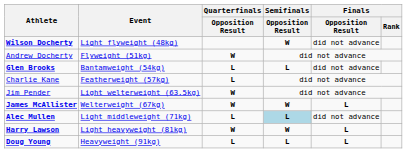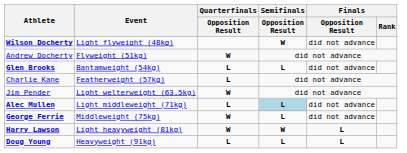- row: (42, 104)
+ row: (35, 117)
